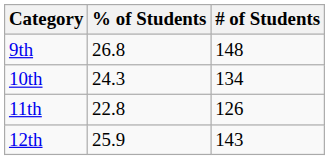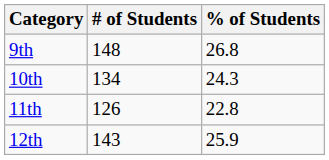columns swapped: (149, 19) <-> (268, 19)
